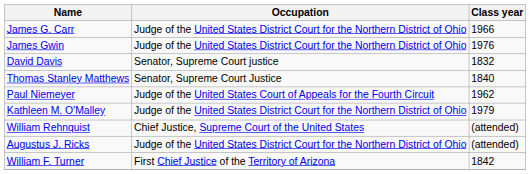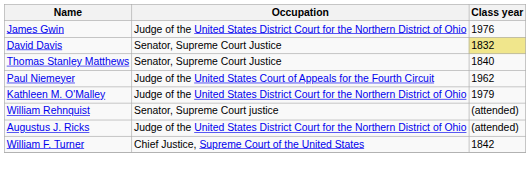- row: (41, 29)
(206, 62) Senator, Supreme Court justice -> (208, 45) Senator, Supreme Court Justice
(483, 62) no background -> (483, 45) khaki background
(249, 128) Chief Justice, Supreme Court of the United States -> (206, 111) Senator, Supreme Court justice
(235, 161) First Chief Justice of the Territory of Arizona -> (249, 144) Chief Justice, Supreme Court of the United States
